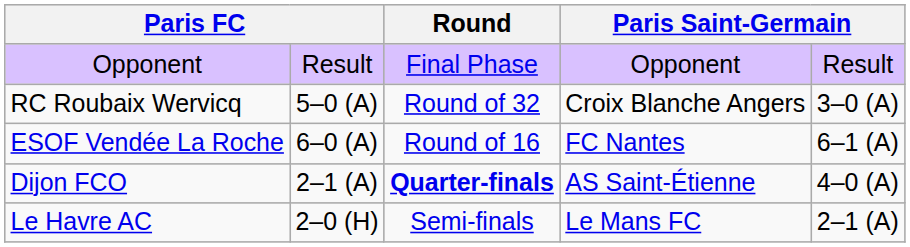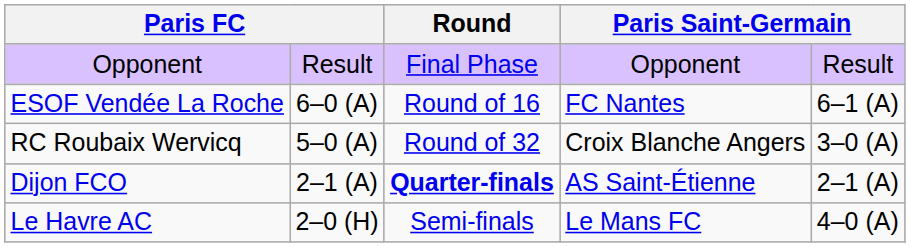rows swapped: (126, 103) <-> (147, 143)
(858, 182) 4–0 (A) -> (858, 182) 2–1 (A)
(858, 222) 2–1 (A) -> (858, 222) 4–0 (A)
